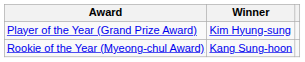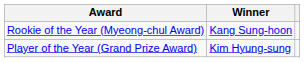rows swapped: (102, 30) <-> (106, 48)
